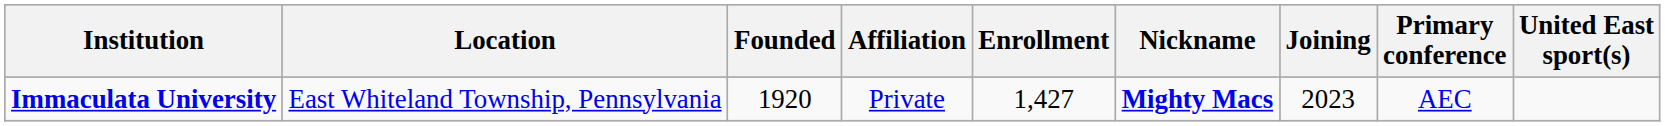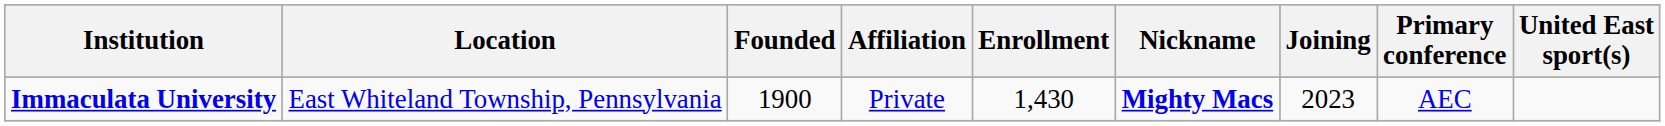(785, 98) 1920 -> (785, 98) 1900
(1044, 98) 1,427 -> (1044, 98) 1,430
